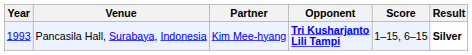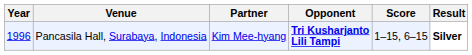(19, 36) 1993 -> (19, 36) 1996
